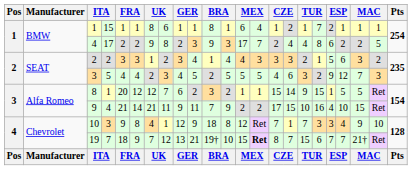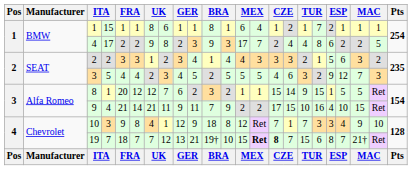(137, 140) 9 -> (137, 140) 7
(276, 140) normal -> (276, 140) bold
(331, 140) 7 -> (331, 140) 8
